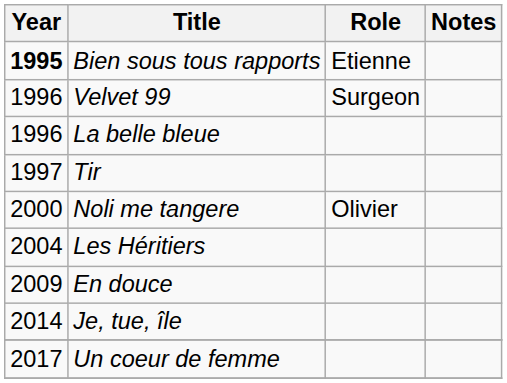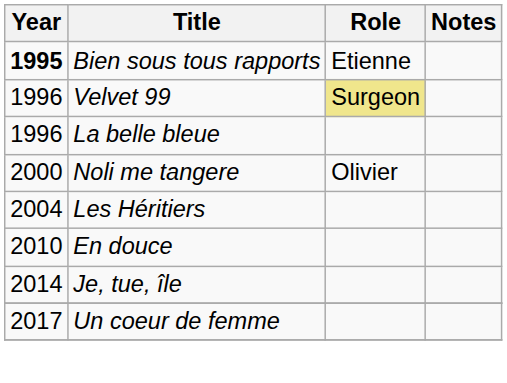(376, 97) no background -> (376, 97) khaki background
- row: (87, 172)
(36, 284) 2009 -> (36, 246) 2010
